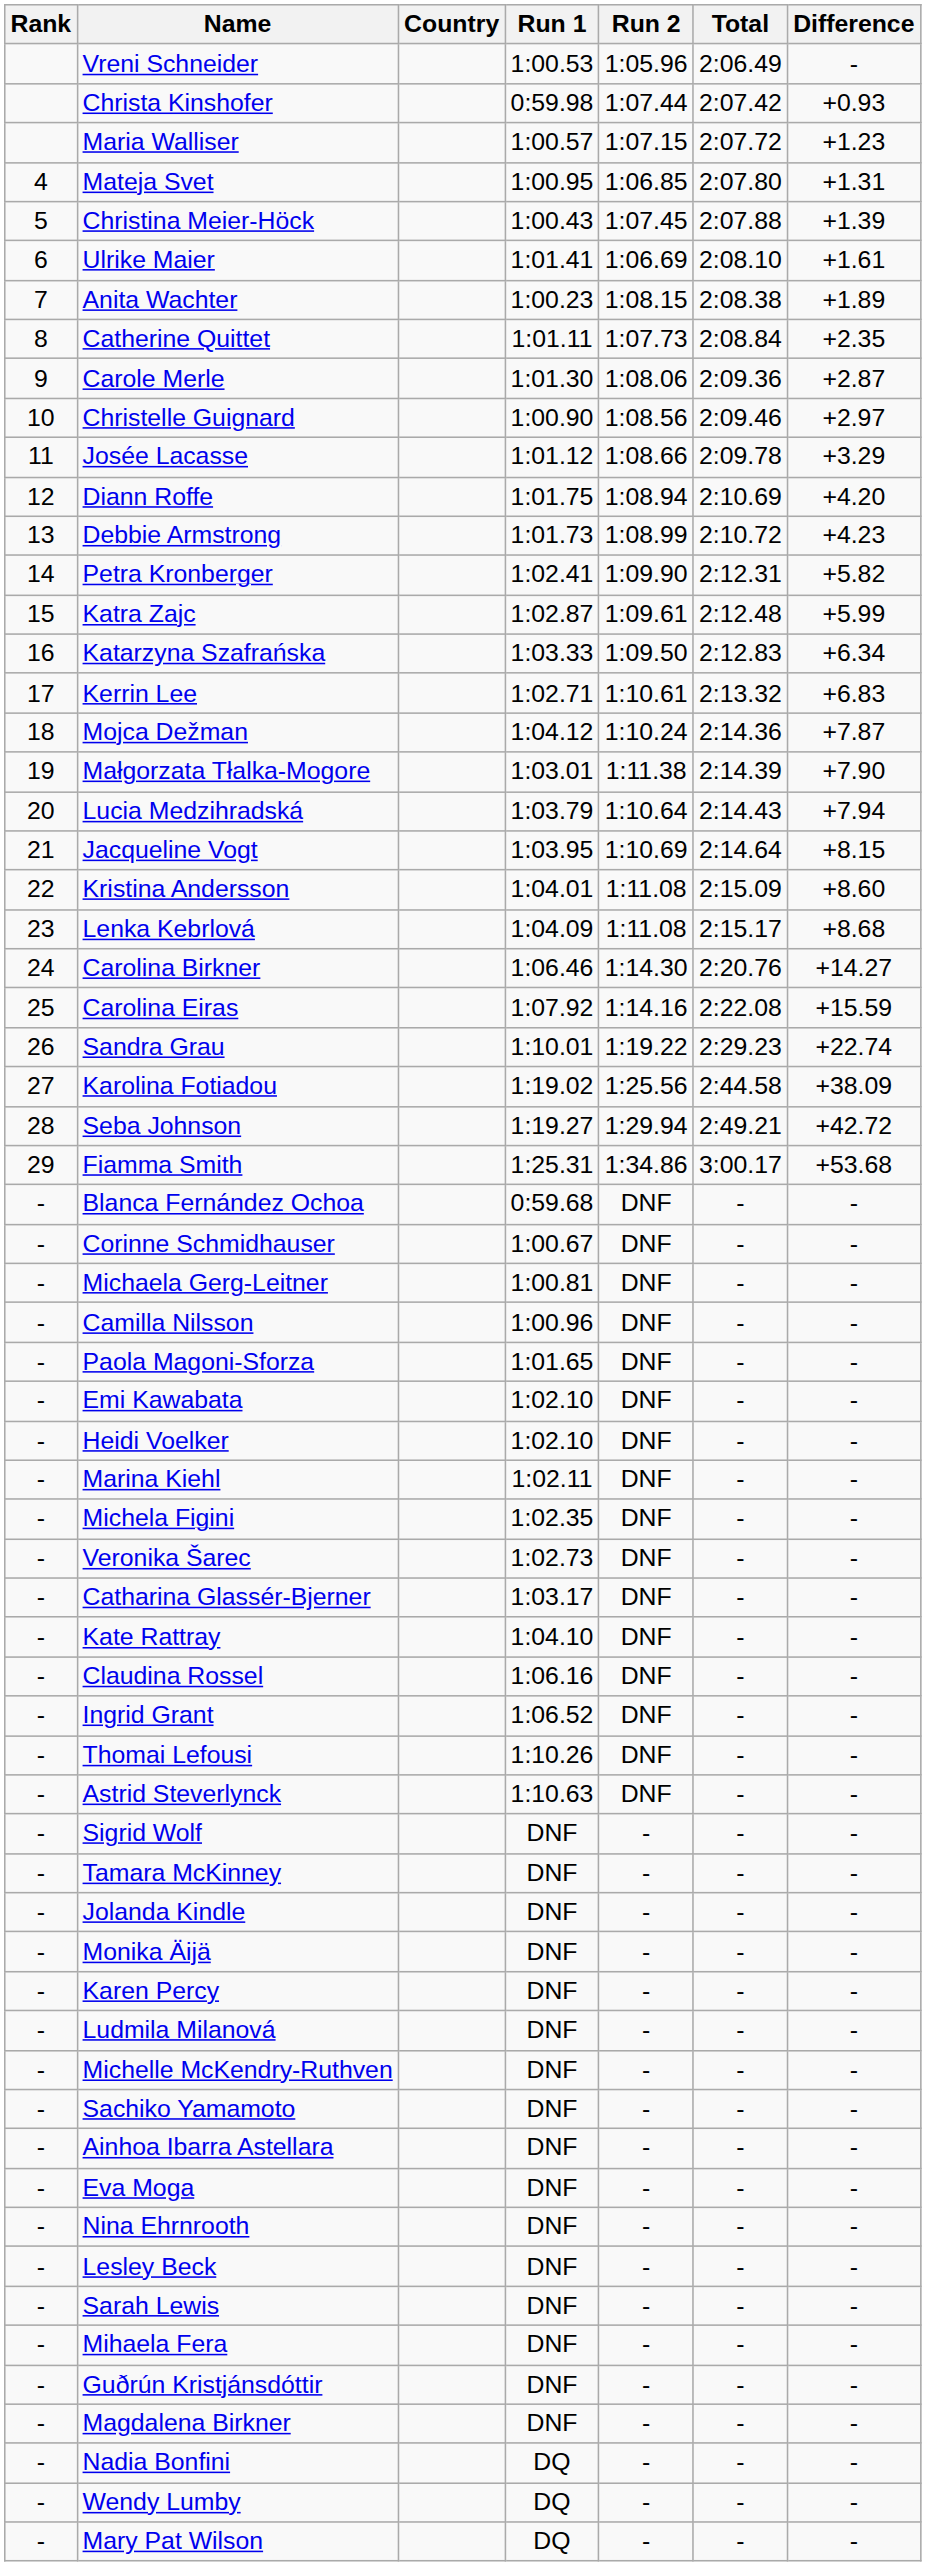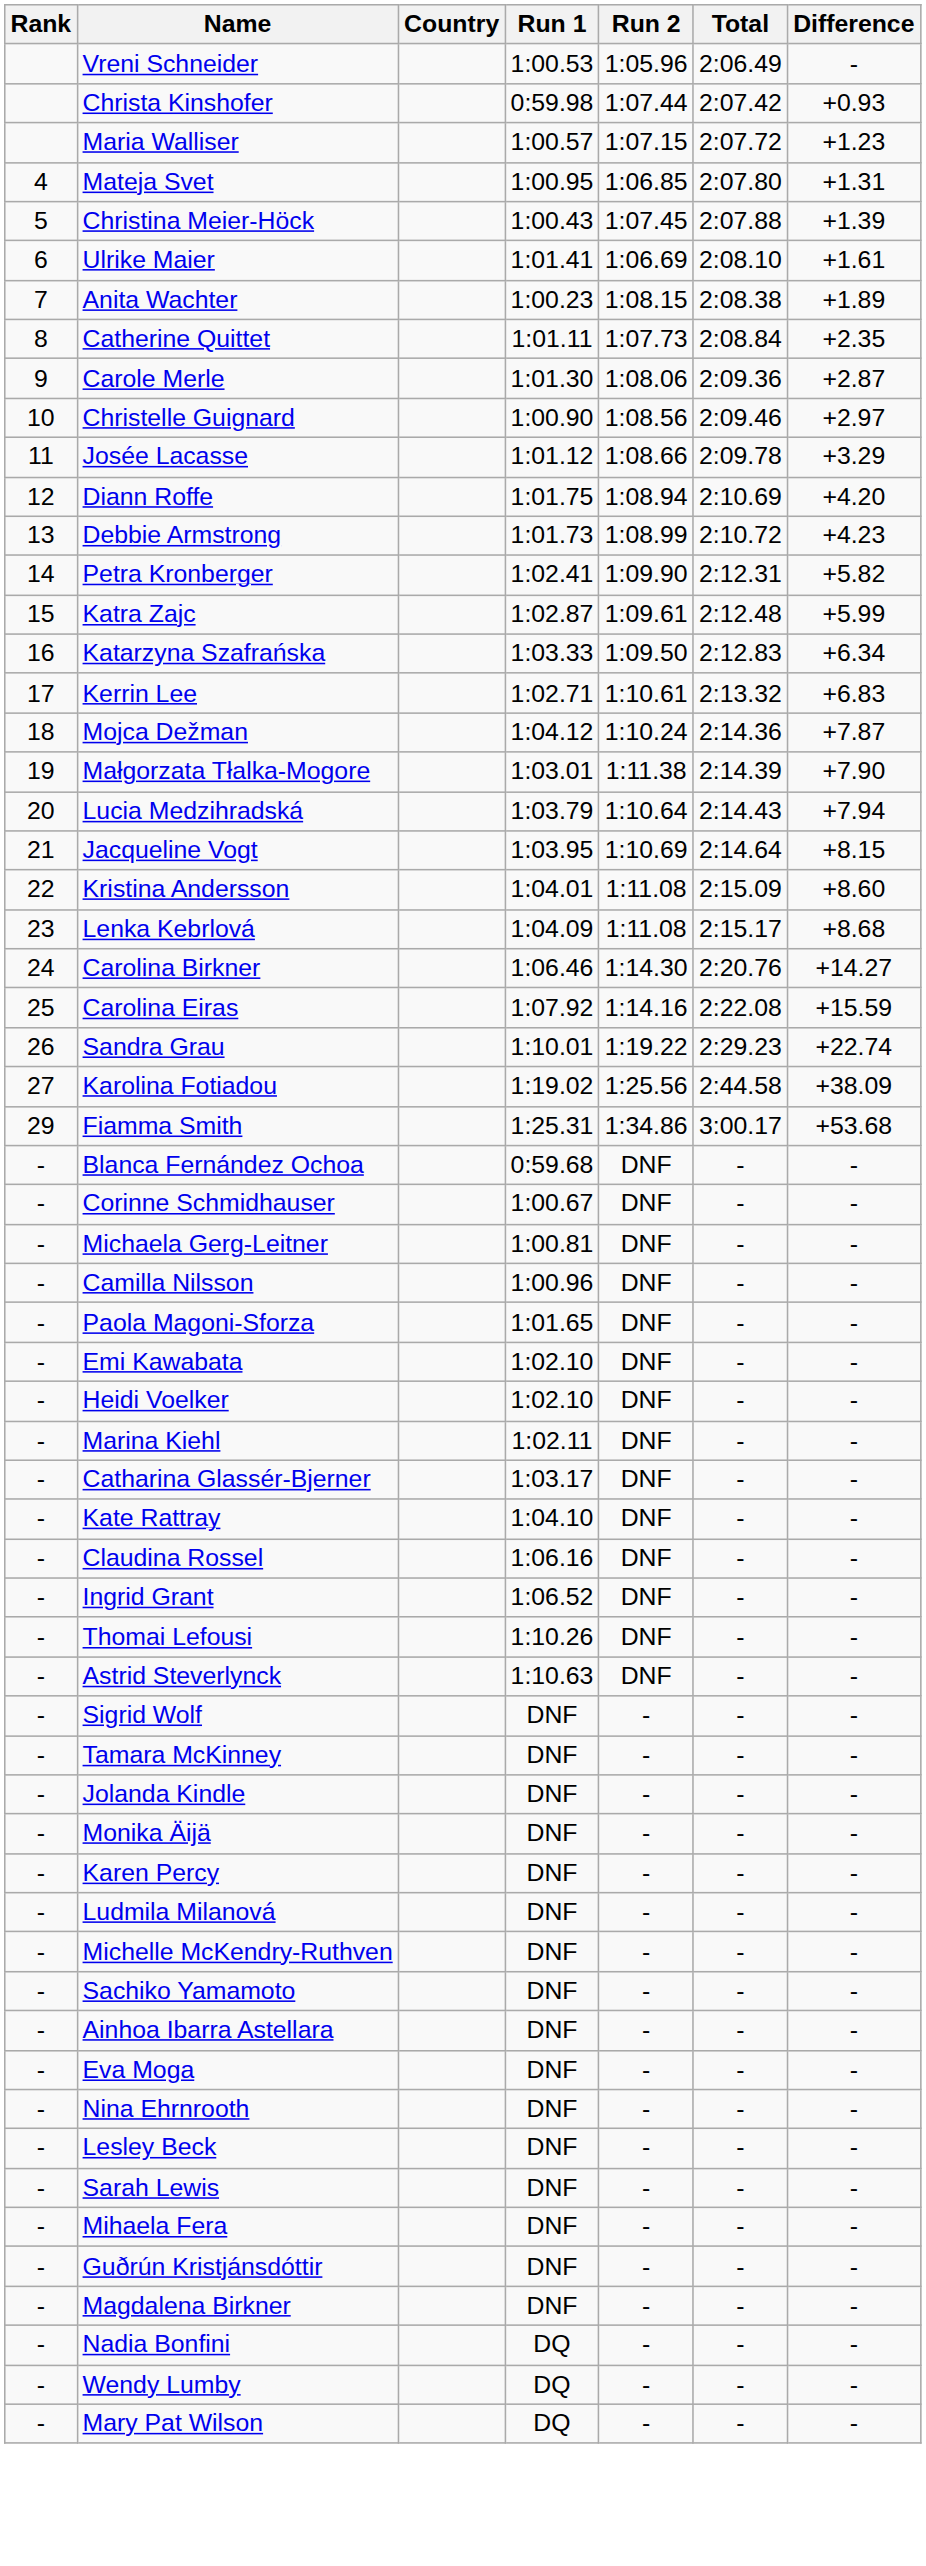- row: (162, 1125)
- row: (158, 1518)
- row: (167, 1558)
